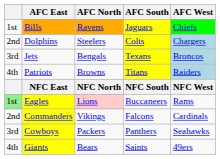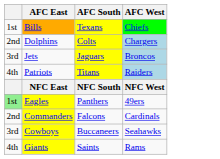- column: (99, 12)
(139, 27) Jaguars -> (90, 27) Texans
(138, 57) Texans -> (91, 57) Jaguars
(146, 102) Buccaneers -> (93, 102) Panthers
(183, 102) Rams -> (135, 102) 49ers
(141, 132) Panthers -> (98, 132) Buccaneers
(183, 147) 49ers -> (135, 147) Rams
